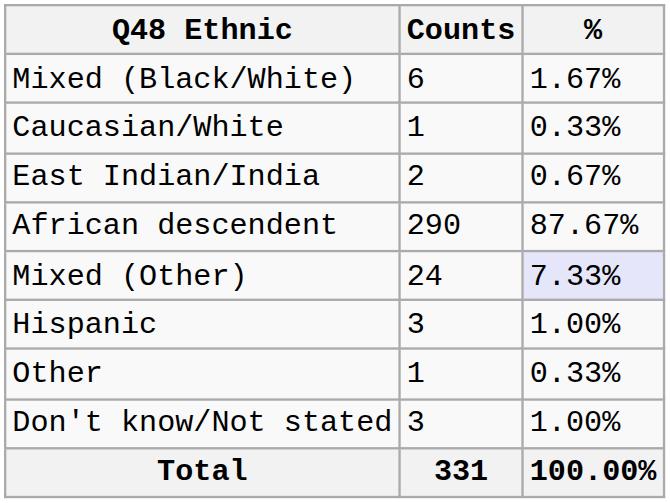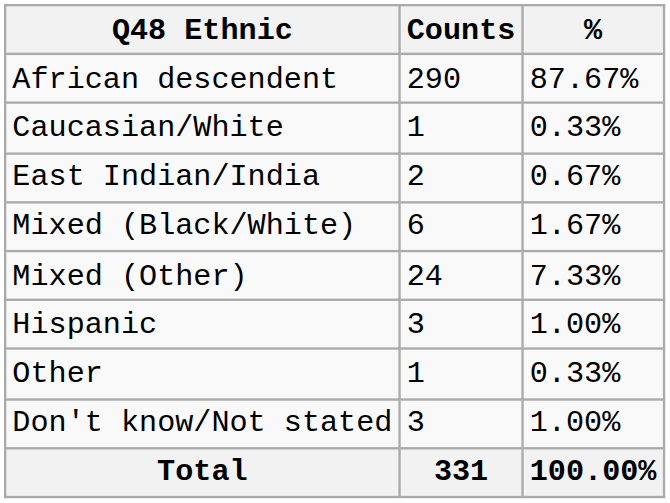rows swapped: (175, 226) <-> (184, 79)
(575, 276) lavender background -> (575, 276) no background
